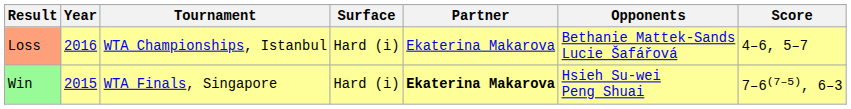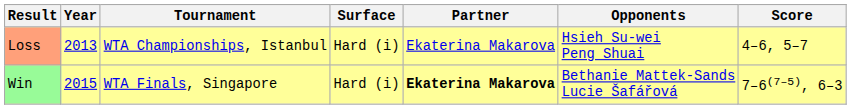(81, 46) 2016 -> (81, 46) 2013
(648, 46) Bethanie Mattek-Sands Lucie Šafářová -> (611, 46) Hsieh Su-wei Peng Shuai
(611, 85) Hsieh Su-wei Peng Shuai -> (648, 85) Bethanie Mattek-Sands Lucie Šafářová
